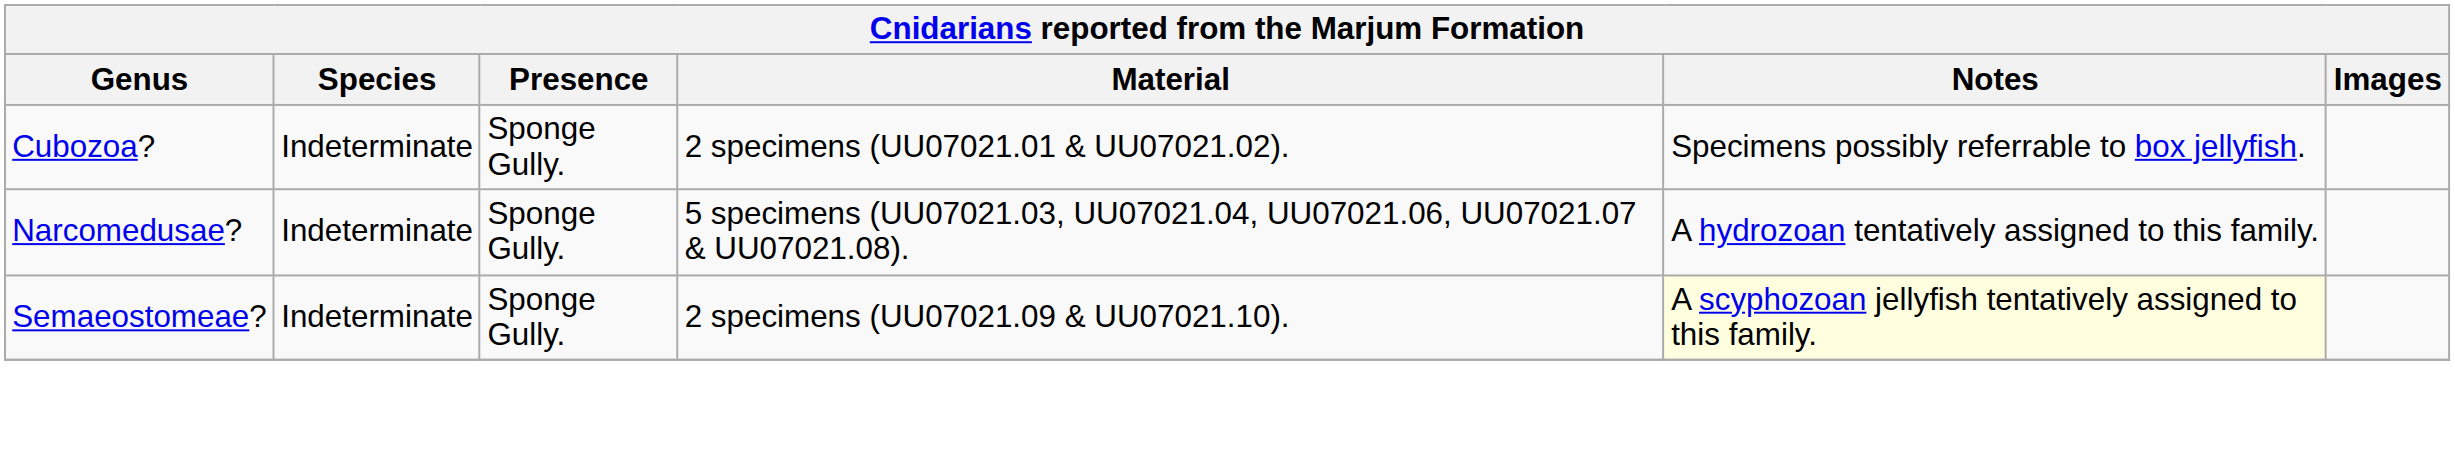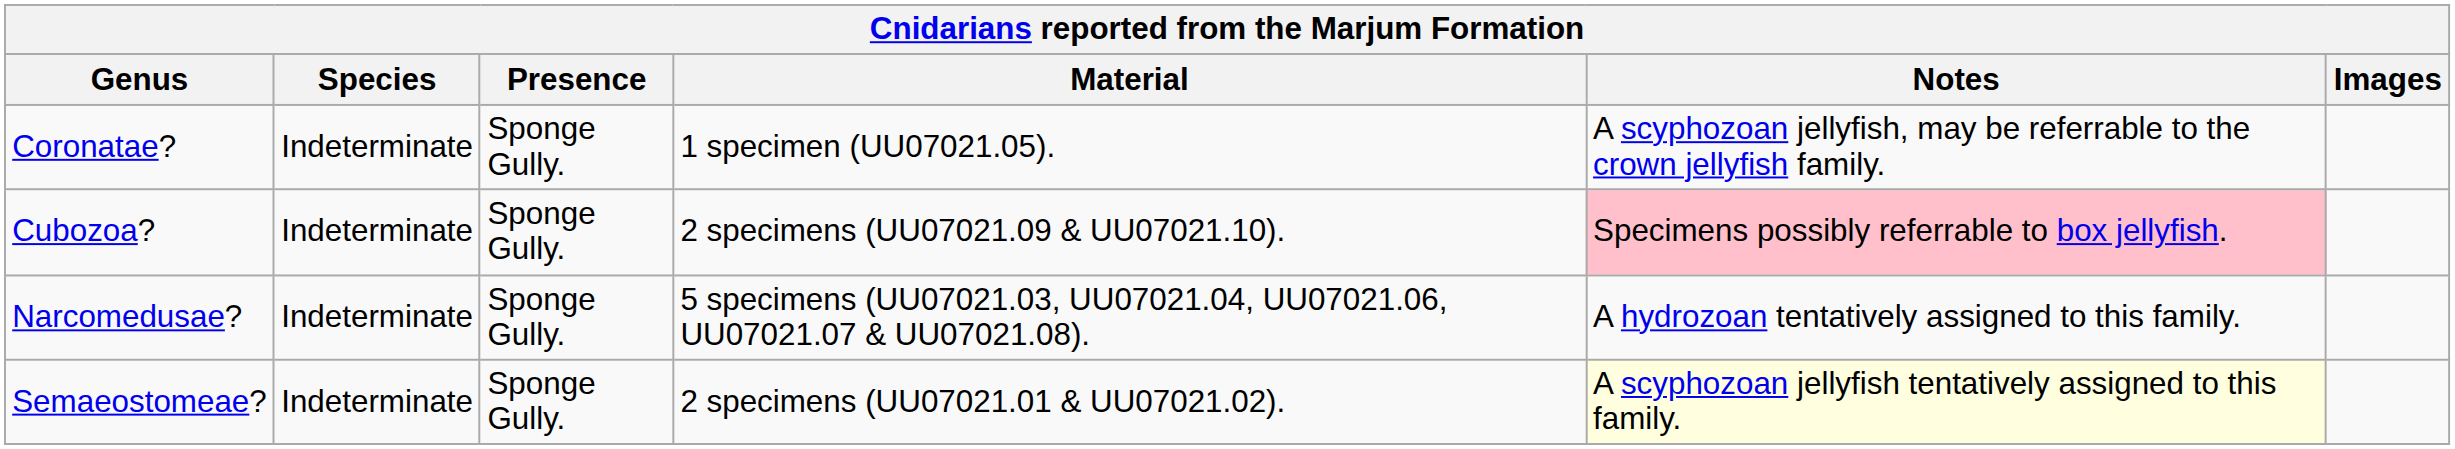+ row: (94, 146)
(987, 146) 2 specimens (UU07021.01 & UU07021.02). -> (983, 231) 2 specimens (UU07021.09 & UU07021.10).
(1988, 146) no background -> (1910, 231) pink background
(987, 316) 2 specimens (UU07021.09 & UU07021.10). -> (983, 401) 2 specimens (UU07021.01 & UU07021.02).
